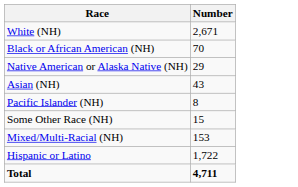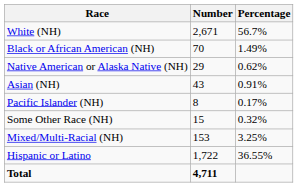+ column: (264, 13)
